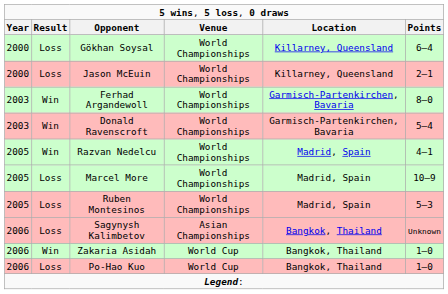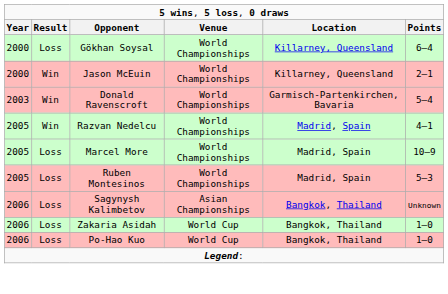(50, 74) Loss -> (50, 74) Win
- row: (117, 100)
(50, 251) Win -> (50, 225) Loss
